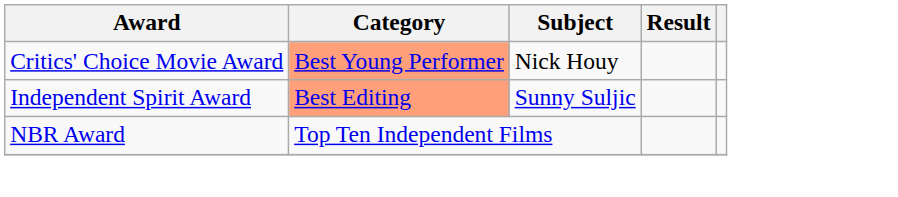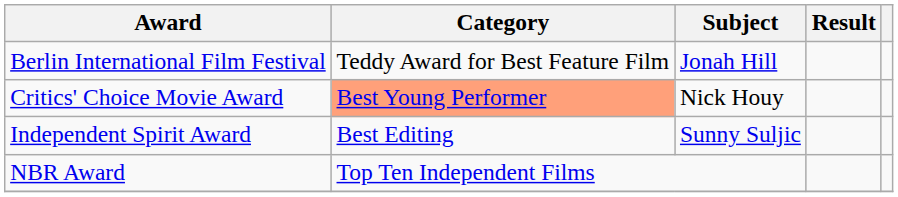+ row: (168, 60)
(353, 97) lightsalmon background -> (395, 135) no background
